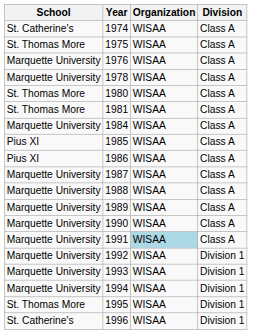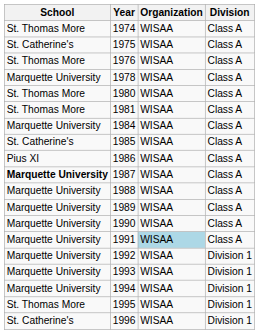(40, 28) St. Catherine's -> (46, 28) St. Thomas More
(46, 45) St. Thomas More -> (40, 45) St. Catherine's
(54, 61) Marquette University -> (46, 61) St. Thomas More
(23, 142) Pius XI -> (40, 142) St. Catherine's
(54, 175) normal -> (57, 175) bold
